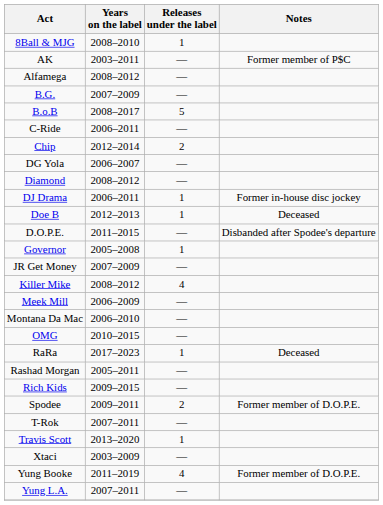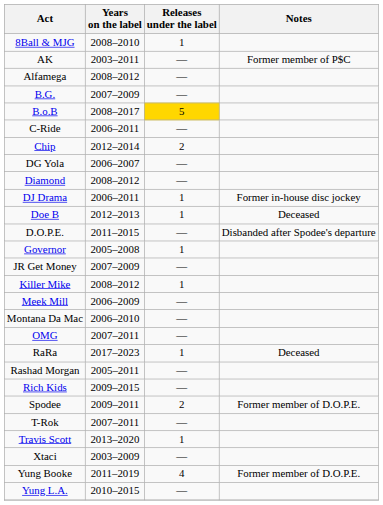(182, 111) no background -> (182, 111) gold background
(182, 284) 4 -> (182, 284) 1
(115, 335) 2010–2015 -> (115, 335) 2007–2011
(115, 491) 2007–2011 -> (115, 491) 2010–2015
